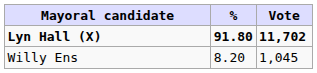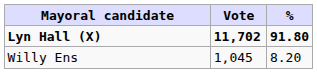columns swapped: (284, 15) <-> (233, 15)
